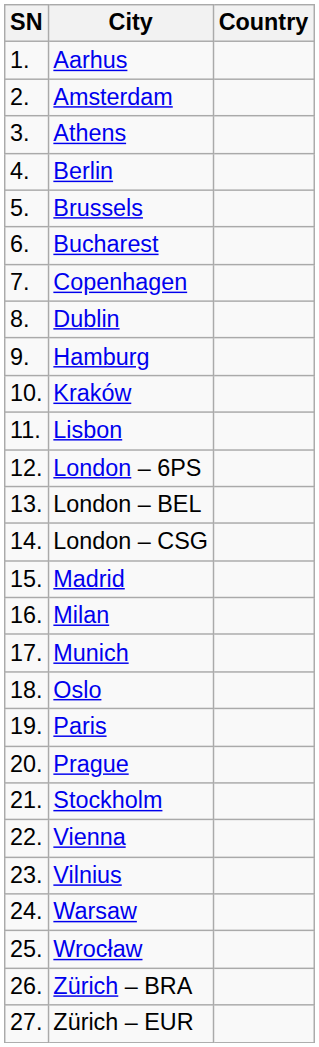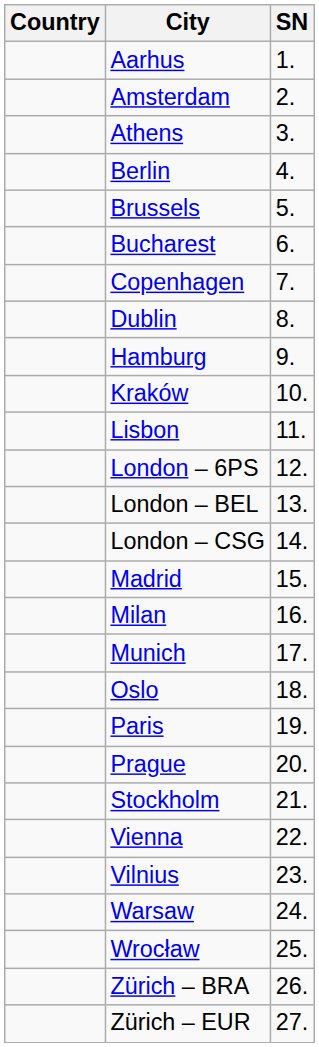columns swapped: (26, 23) <-> (263, 23)
